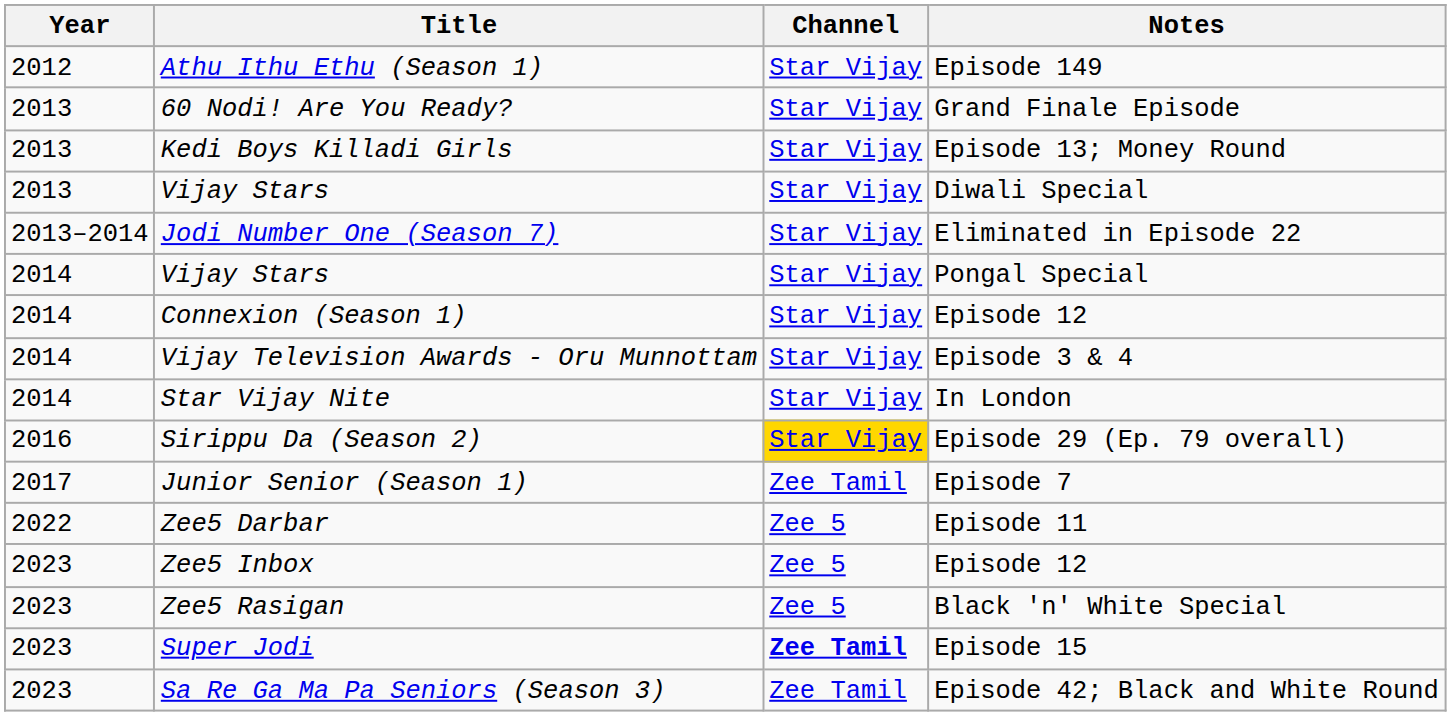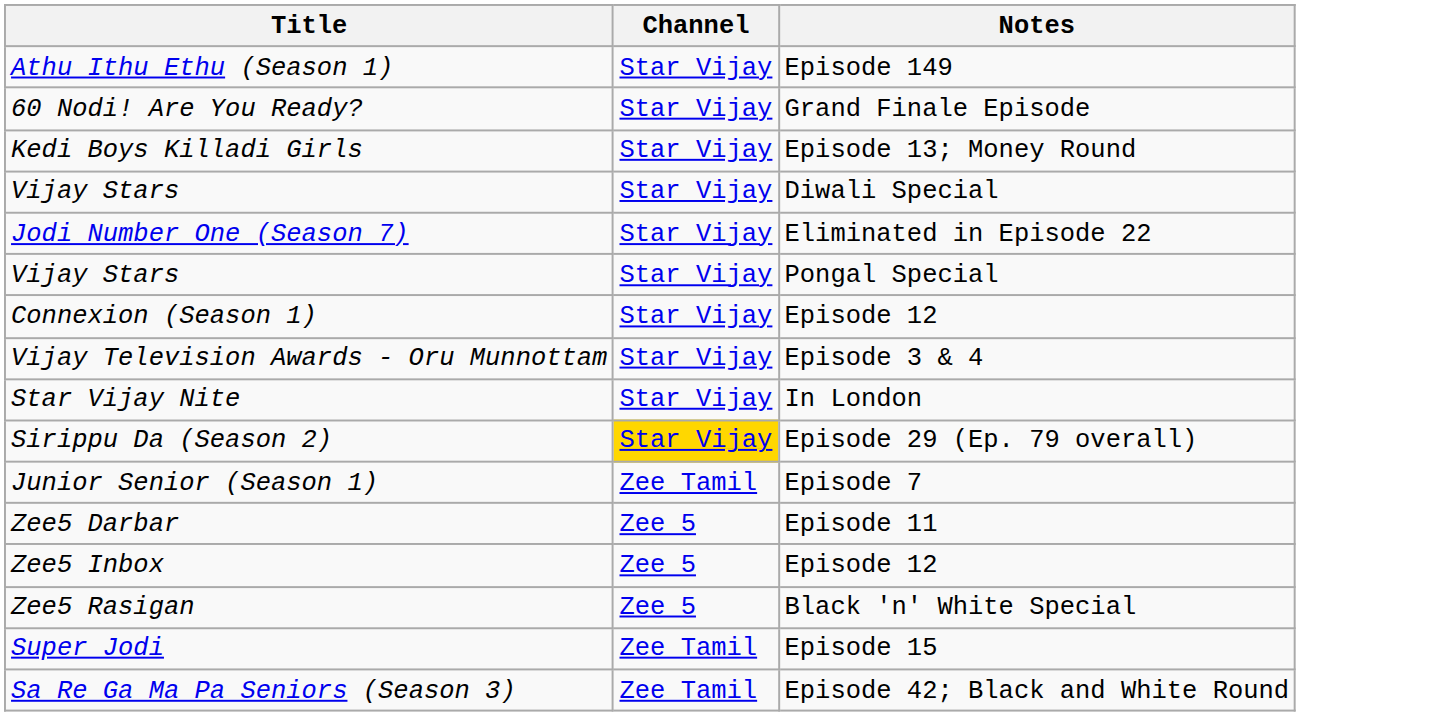- column: (80, 26)
(838, 649) bold -> (688, 649) normal
